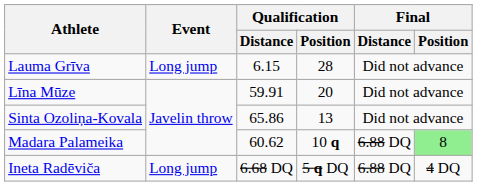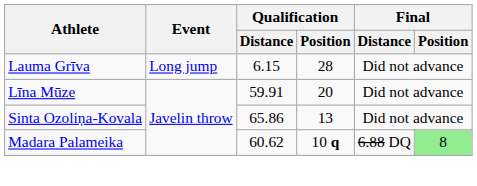- row: (54, 168)
